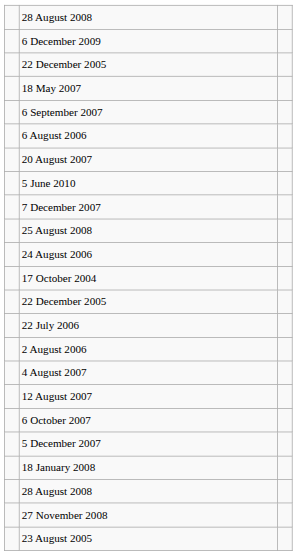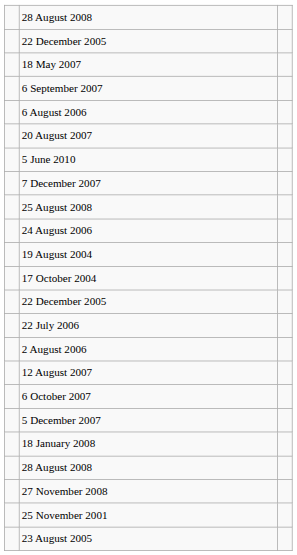- row: (12, 41)
+ row: (12, 254)
- row: (12, 373)
+ row: (12, 515)
